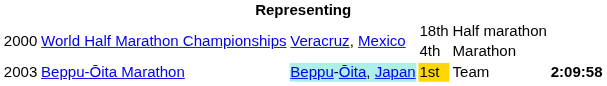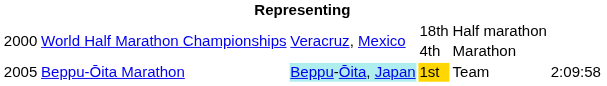(21, 72) 2003 -> (21, 72) 2005
(577, 72) bold -> (576, 72) normal
